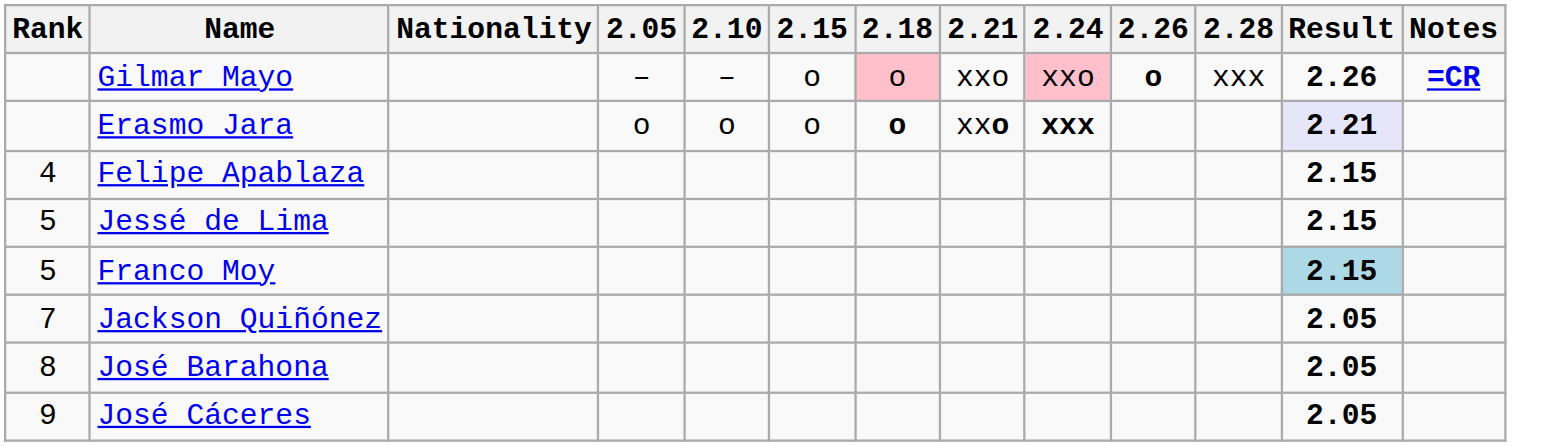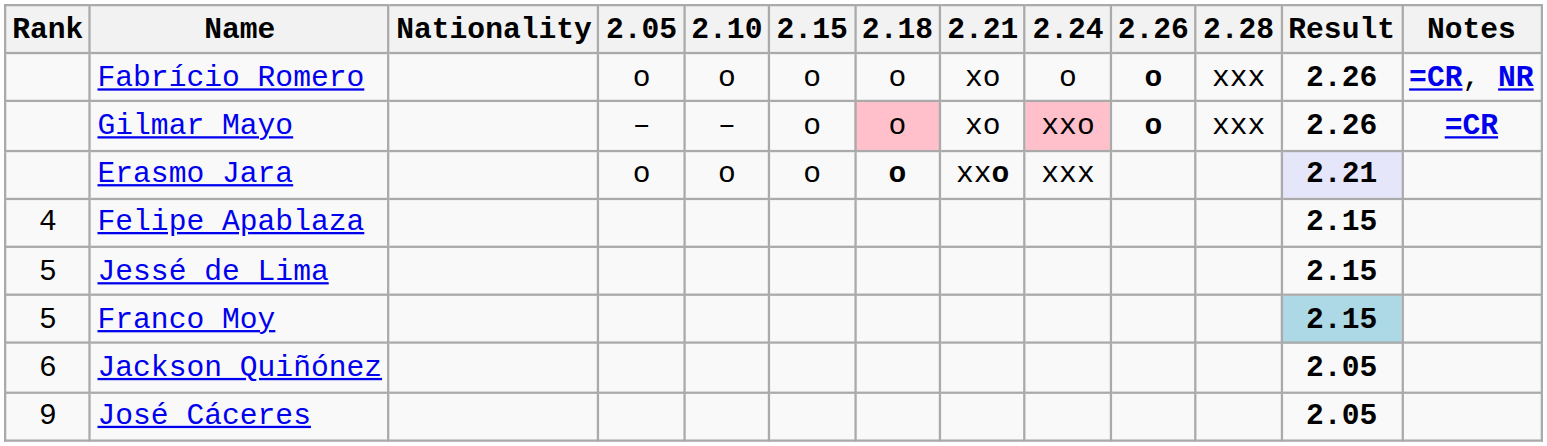+ row: (231, 78)
(983, 78) xxo -> (983, 126) xo
(1068, 126) bold -> (1068, 174) normal
(48, 319) 7 -> (48, 367) 6
- row: (213, 367)
